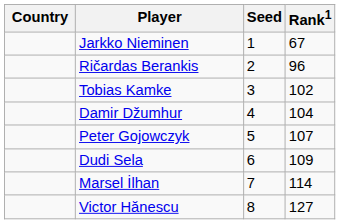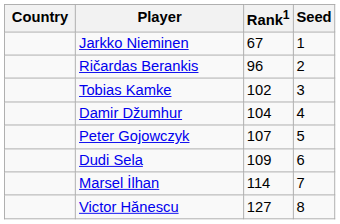columns swapped: (310, 18) <-> (264, 18)
